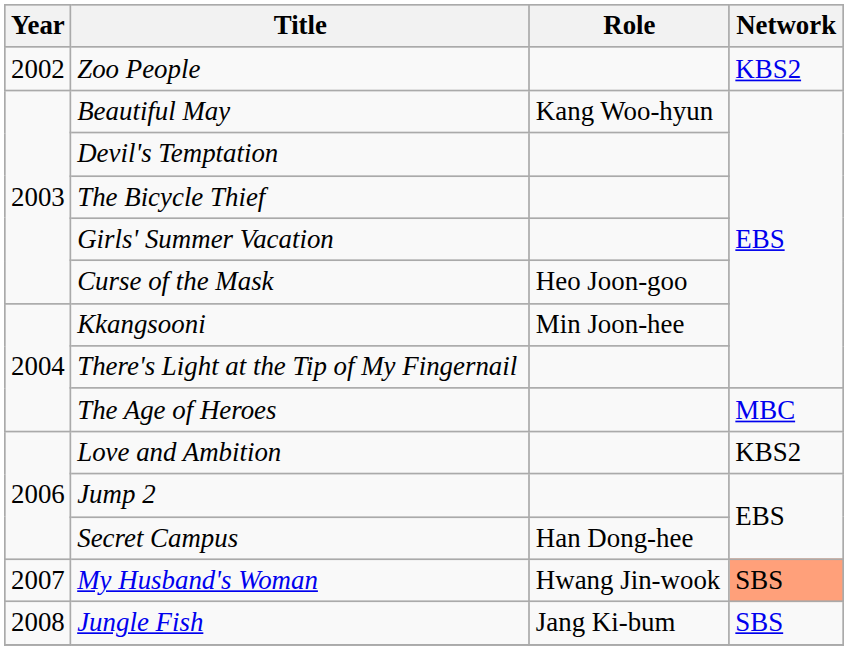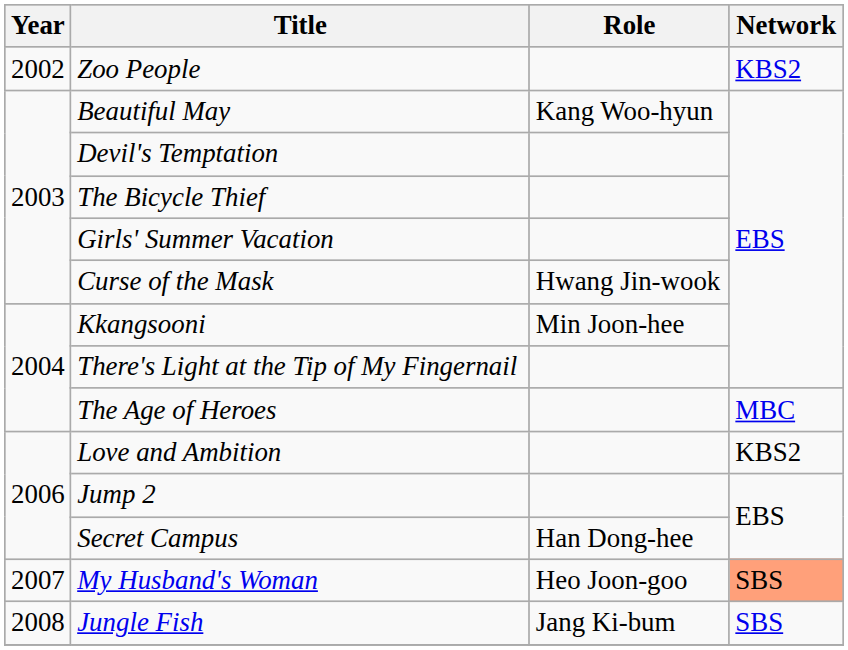(612, 281) Heo Joon-goo -> (628, 281) Hwang Jin-wook
(628, 580) Hwang Jin-wook -> (612, 580) Heo Joon-goo
